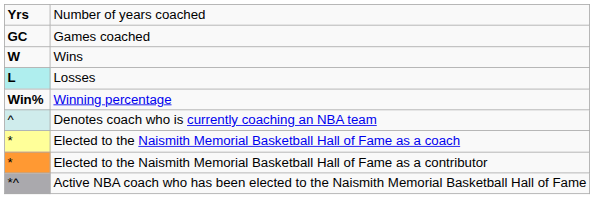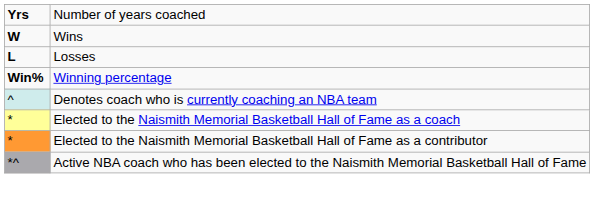- row: (102, 36)
(12, 78) paleturquoise background -> (12, 57) no background
